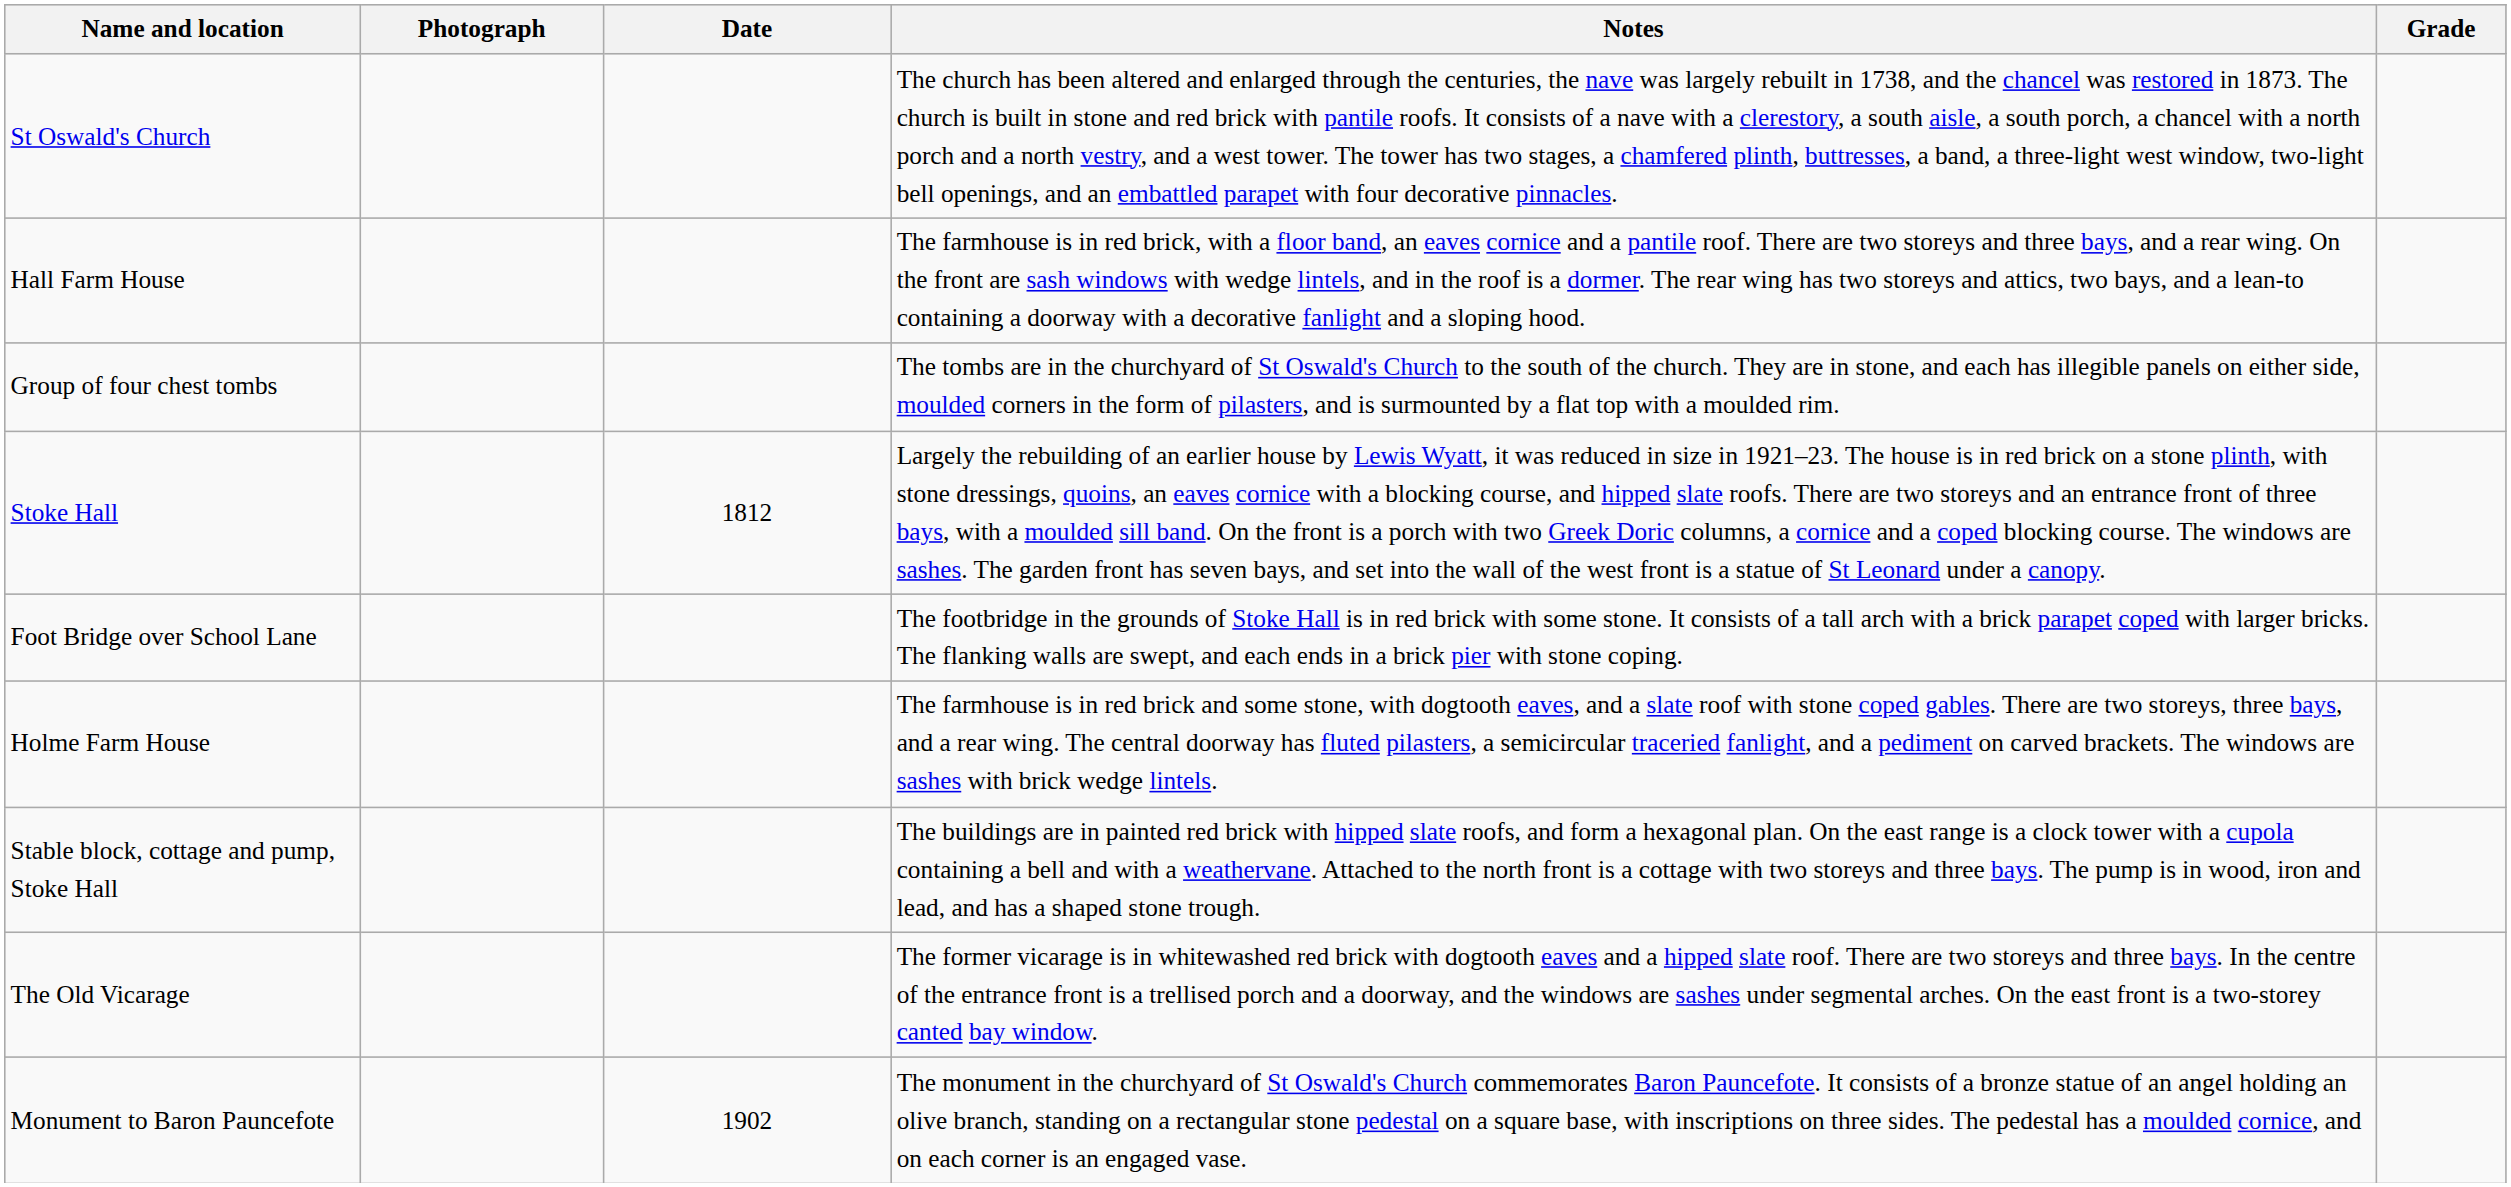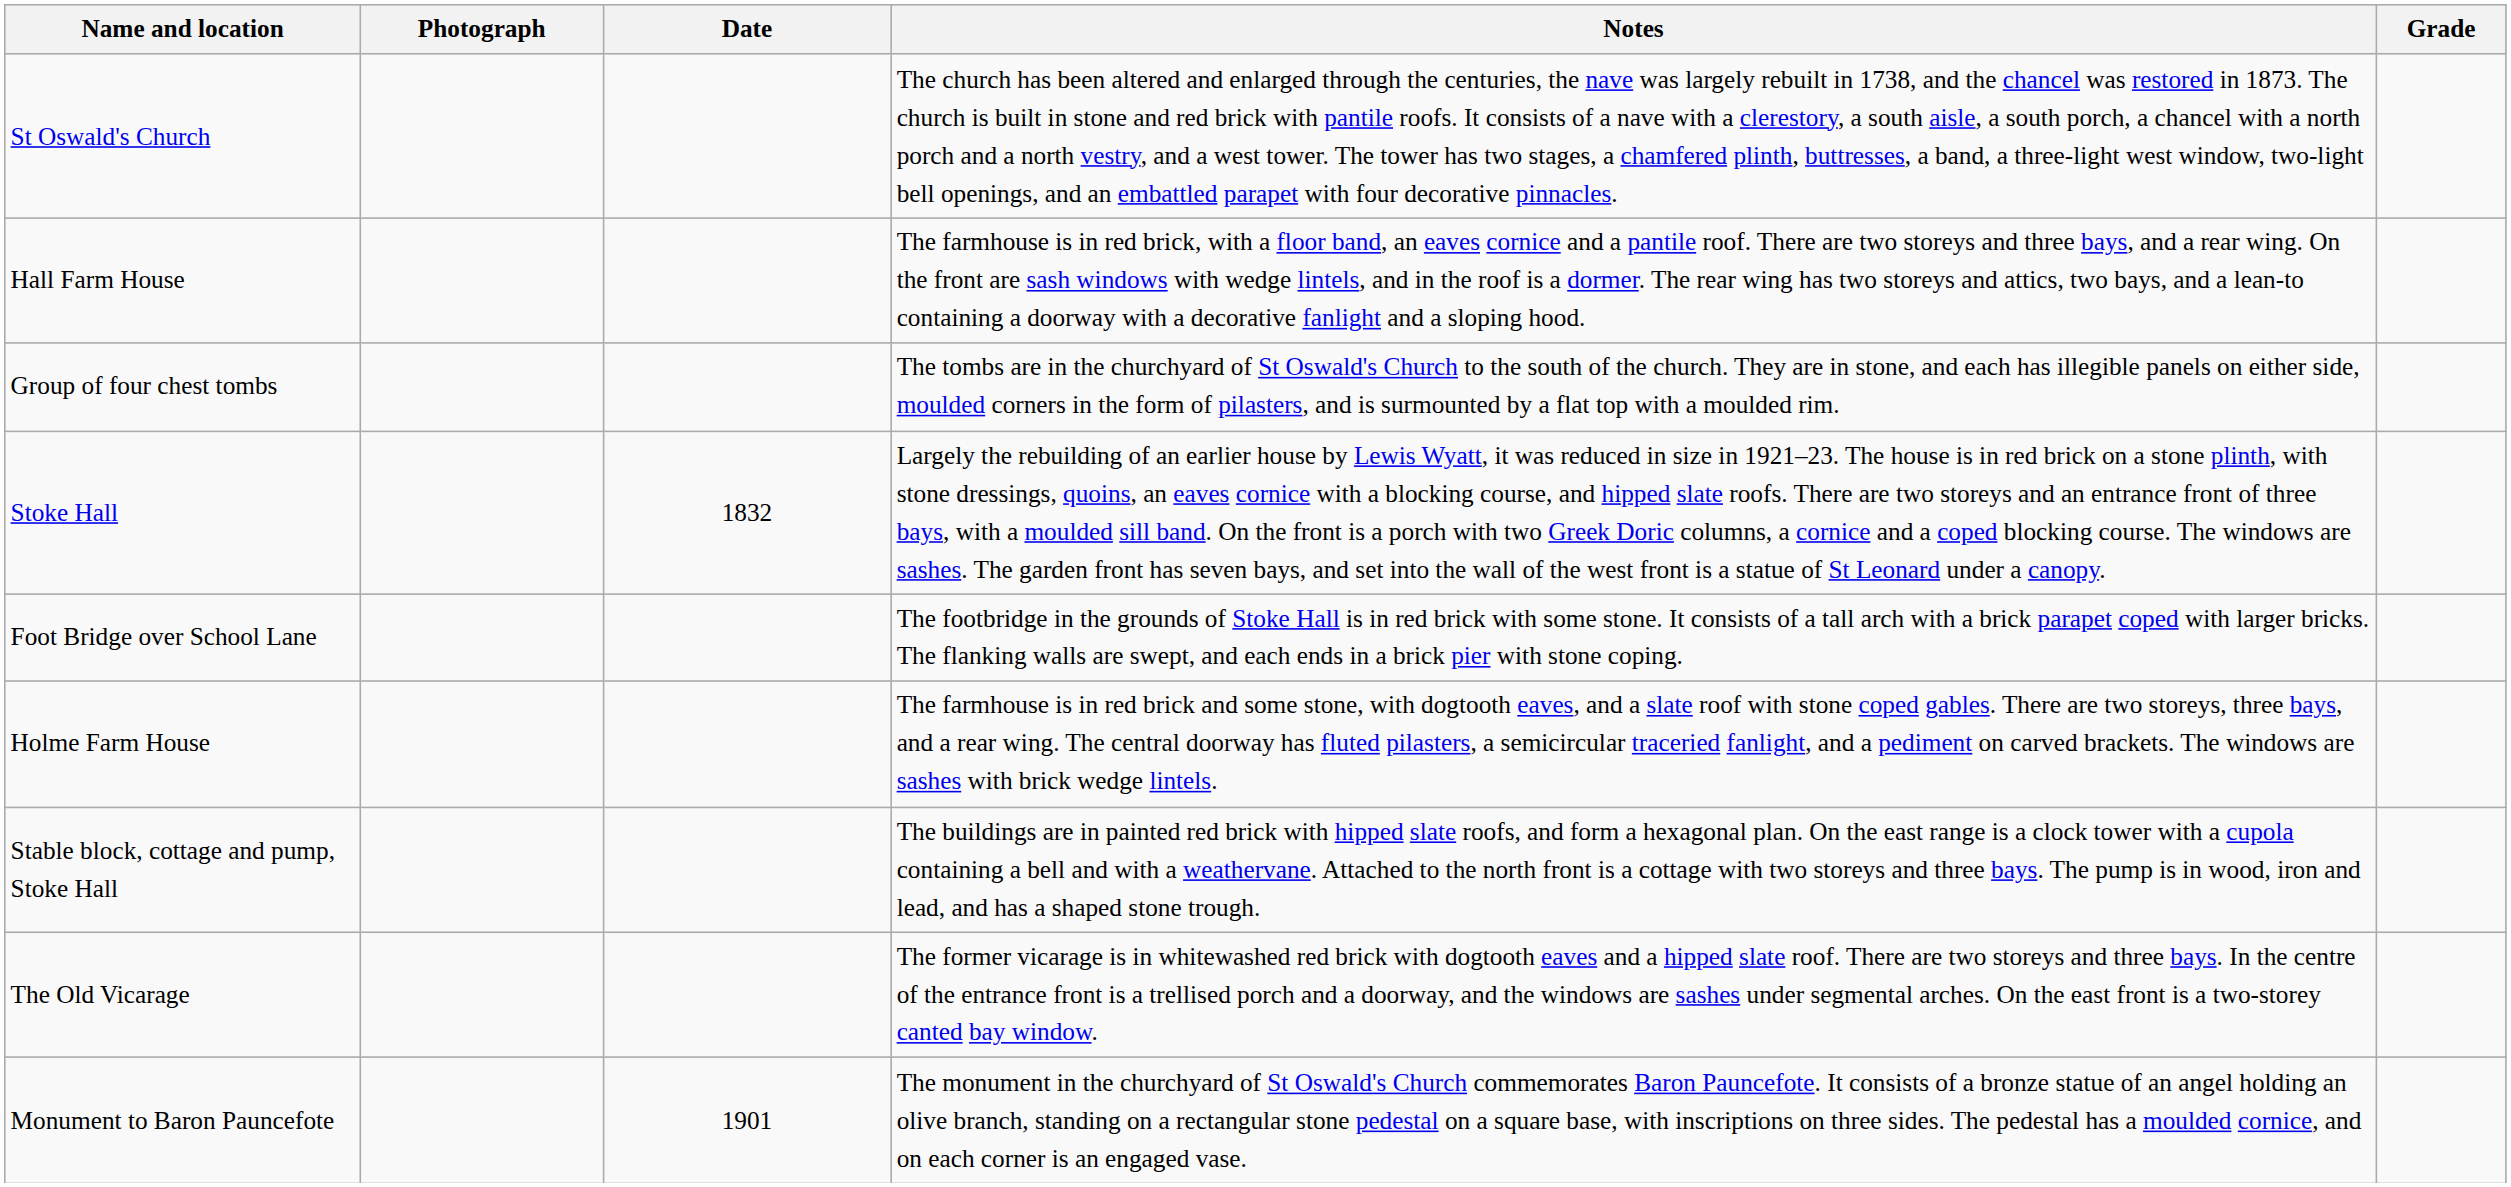(747, 511) 1812 -> (747, 511) 1832
(747, 1120) 1902 -> (747, 1120) 1901
